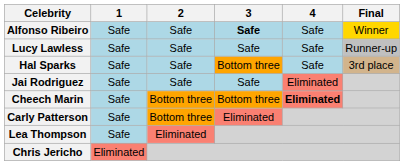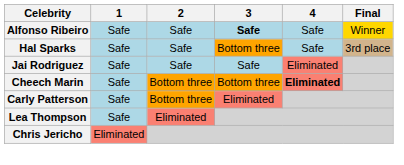- row: (48, 48)
